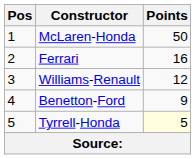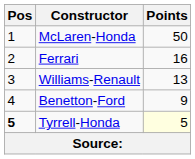(180, 80) 12 -> (180, 80) 13
(11, 122) normal -> (11, 122) bold
